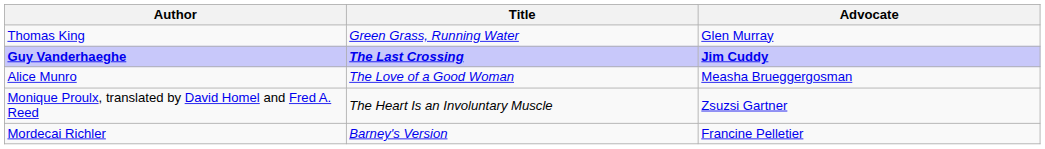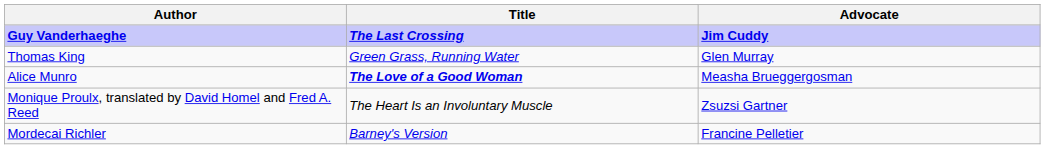rows swapped: (67, 56) <-> (46, 35)
(432, 77) normal -> (436, 77) bold
